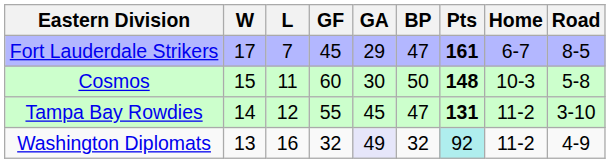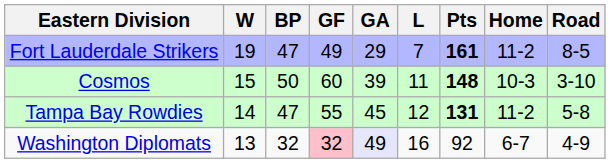columns swapped: (287, 20) <-> (418, 20)
(245, 51) 17 -> (245, 51) 19
(331, 51) 45 -> (331, 51) 49
(516, 51) 6-7 -> (516, 51) 11-2
(374, 82) 30 -> (375, 82) 39
(576, 82) 5-8 -> (576, 82) 3-10
(576, 113) 3-10 -> (576, 113) 5-8
(331, 143) no background -> (331, 143) pink background
(462, 143) paleturquoise background -> (462, 143) no background
(516, 143) 11-2 -> (516, 143) 6-7
